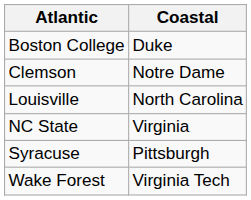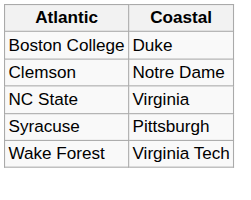- row: (44, 99)
